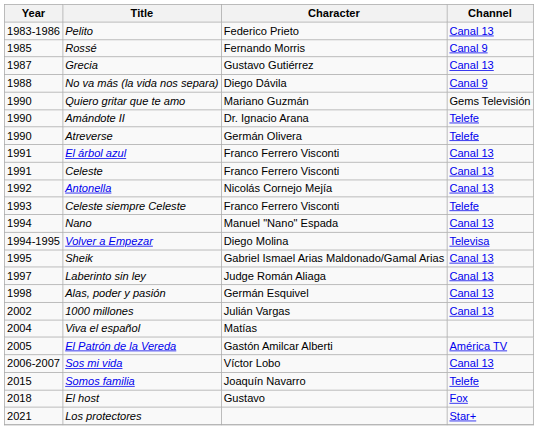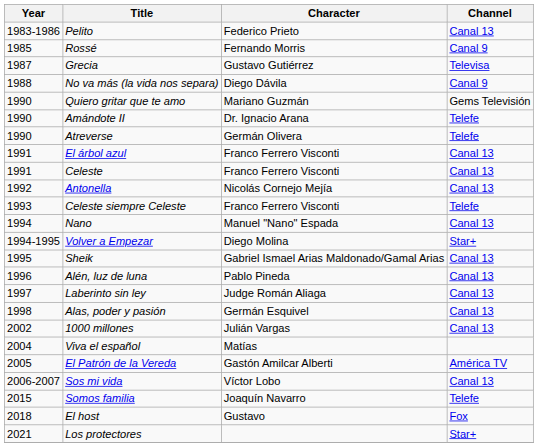(472, 66) Canal 13 -> (469, 66) Televisa
(469, 241) Televisa -> (463, 241) Star+
+ row: (106, 276)
